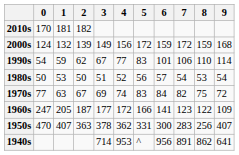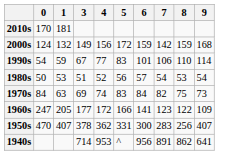- column: (84, 12)
(184, 45) 172 -> (164, 45) 142
(41, 93) 77 -> (41, 93) 84
(222, 93) 72 -> (202, 93) 73
